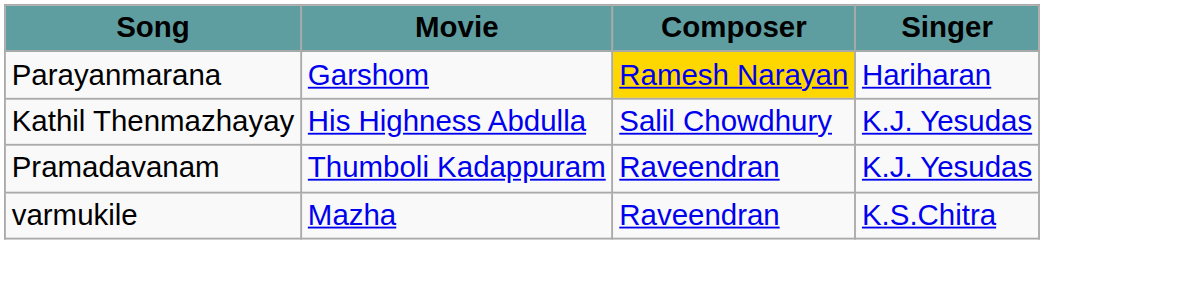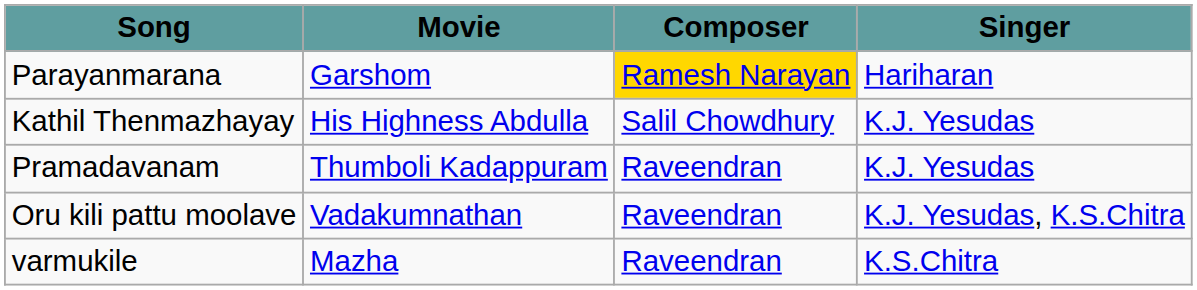+ row: (154, 214)
